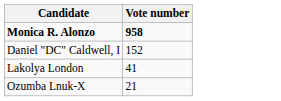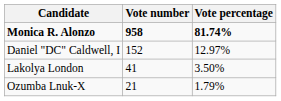+ column: (234, 13)
